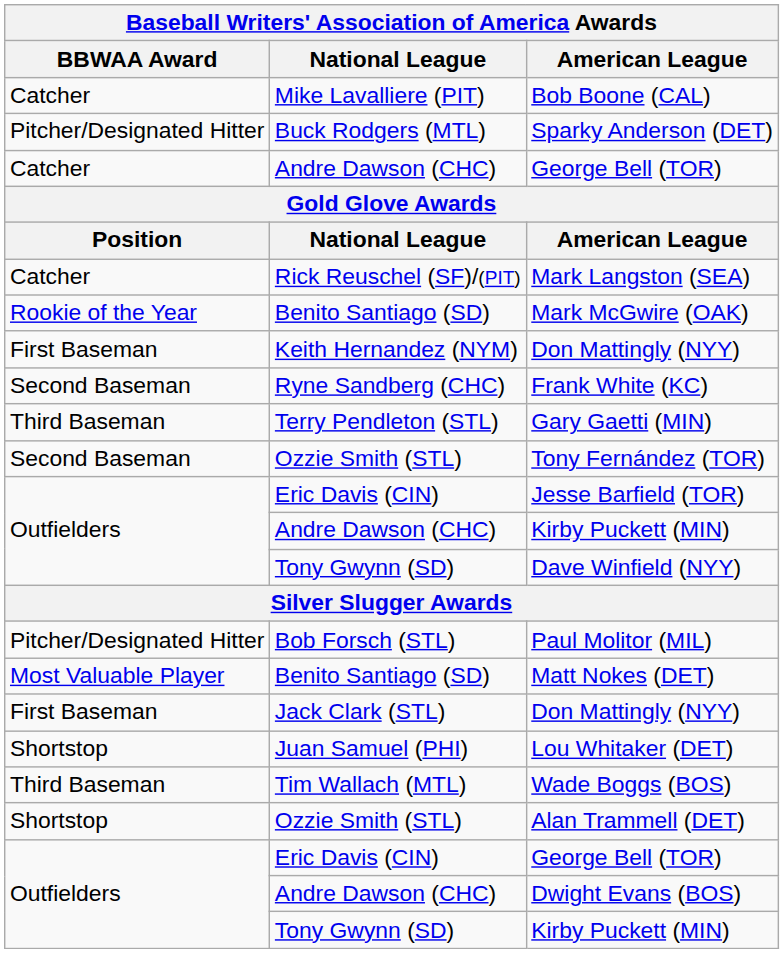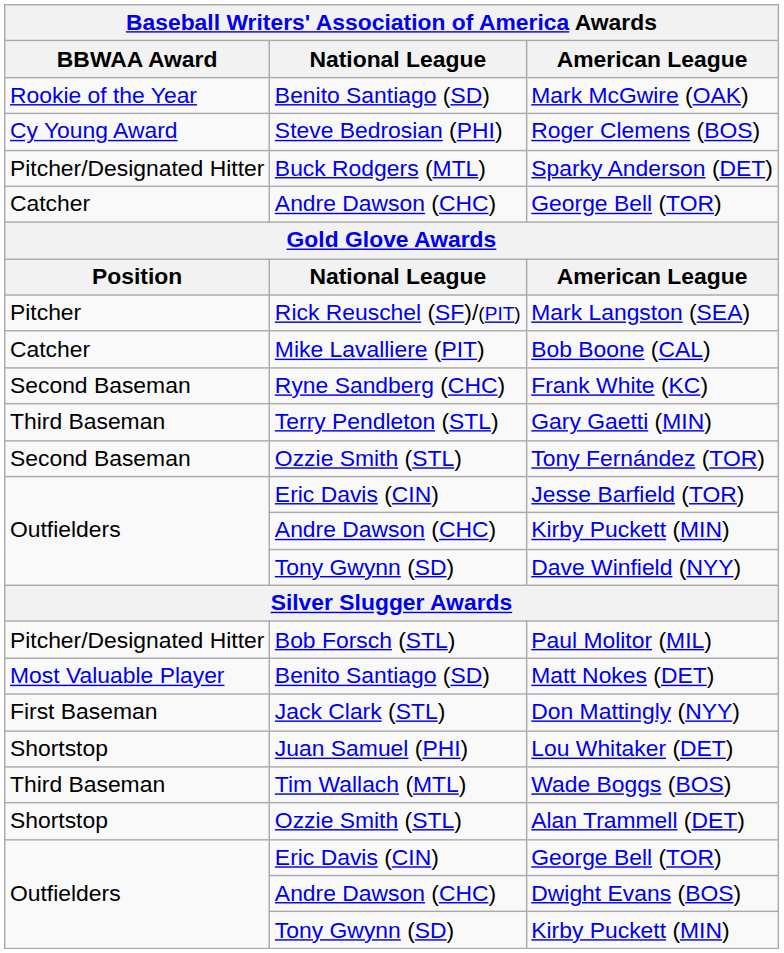rows swapped: (382, 312) <-> (380, 95)
+ row: (389, 131)
(50, 276) Catcher -> (46, 312) Pitcher
- row: (396, 349)
